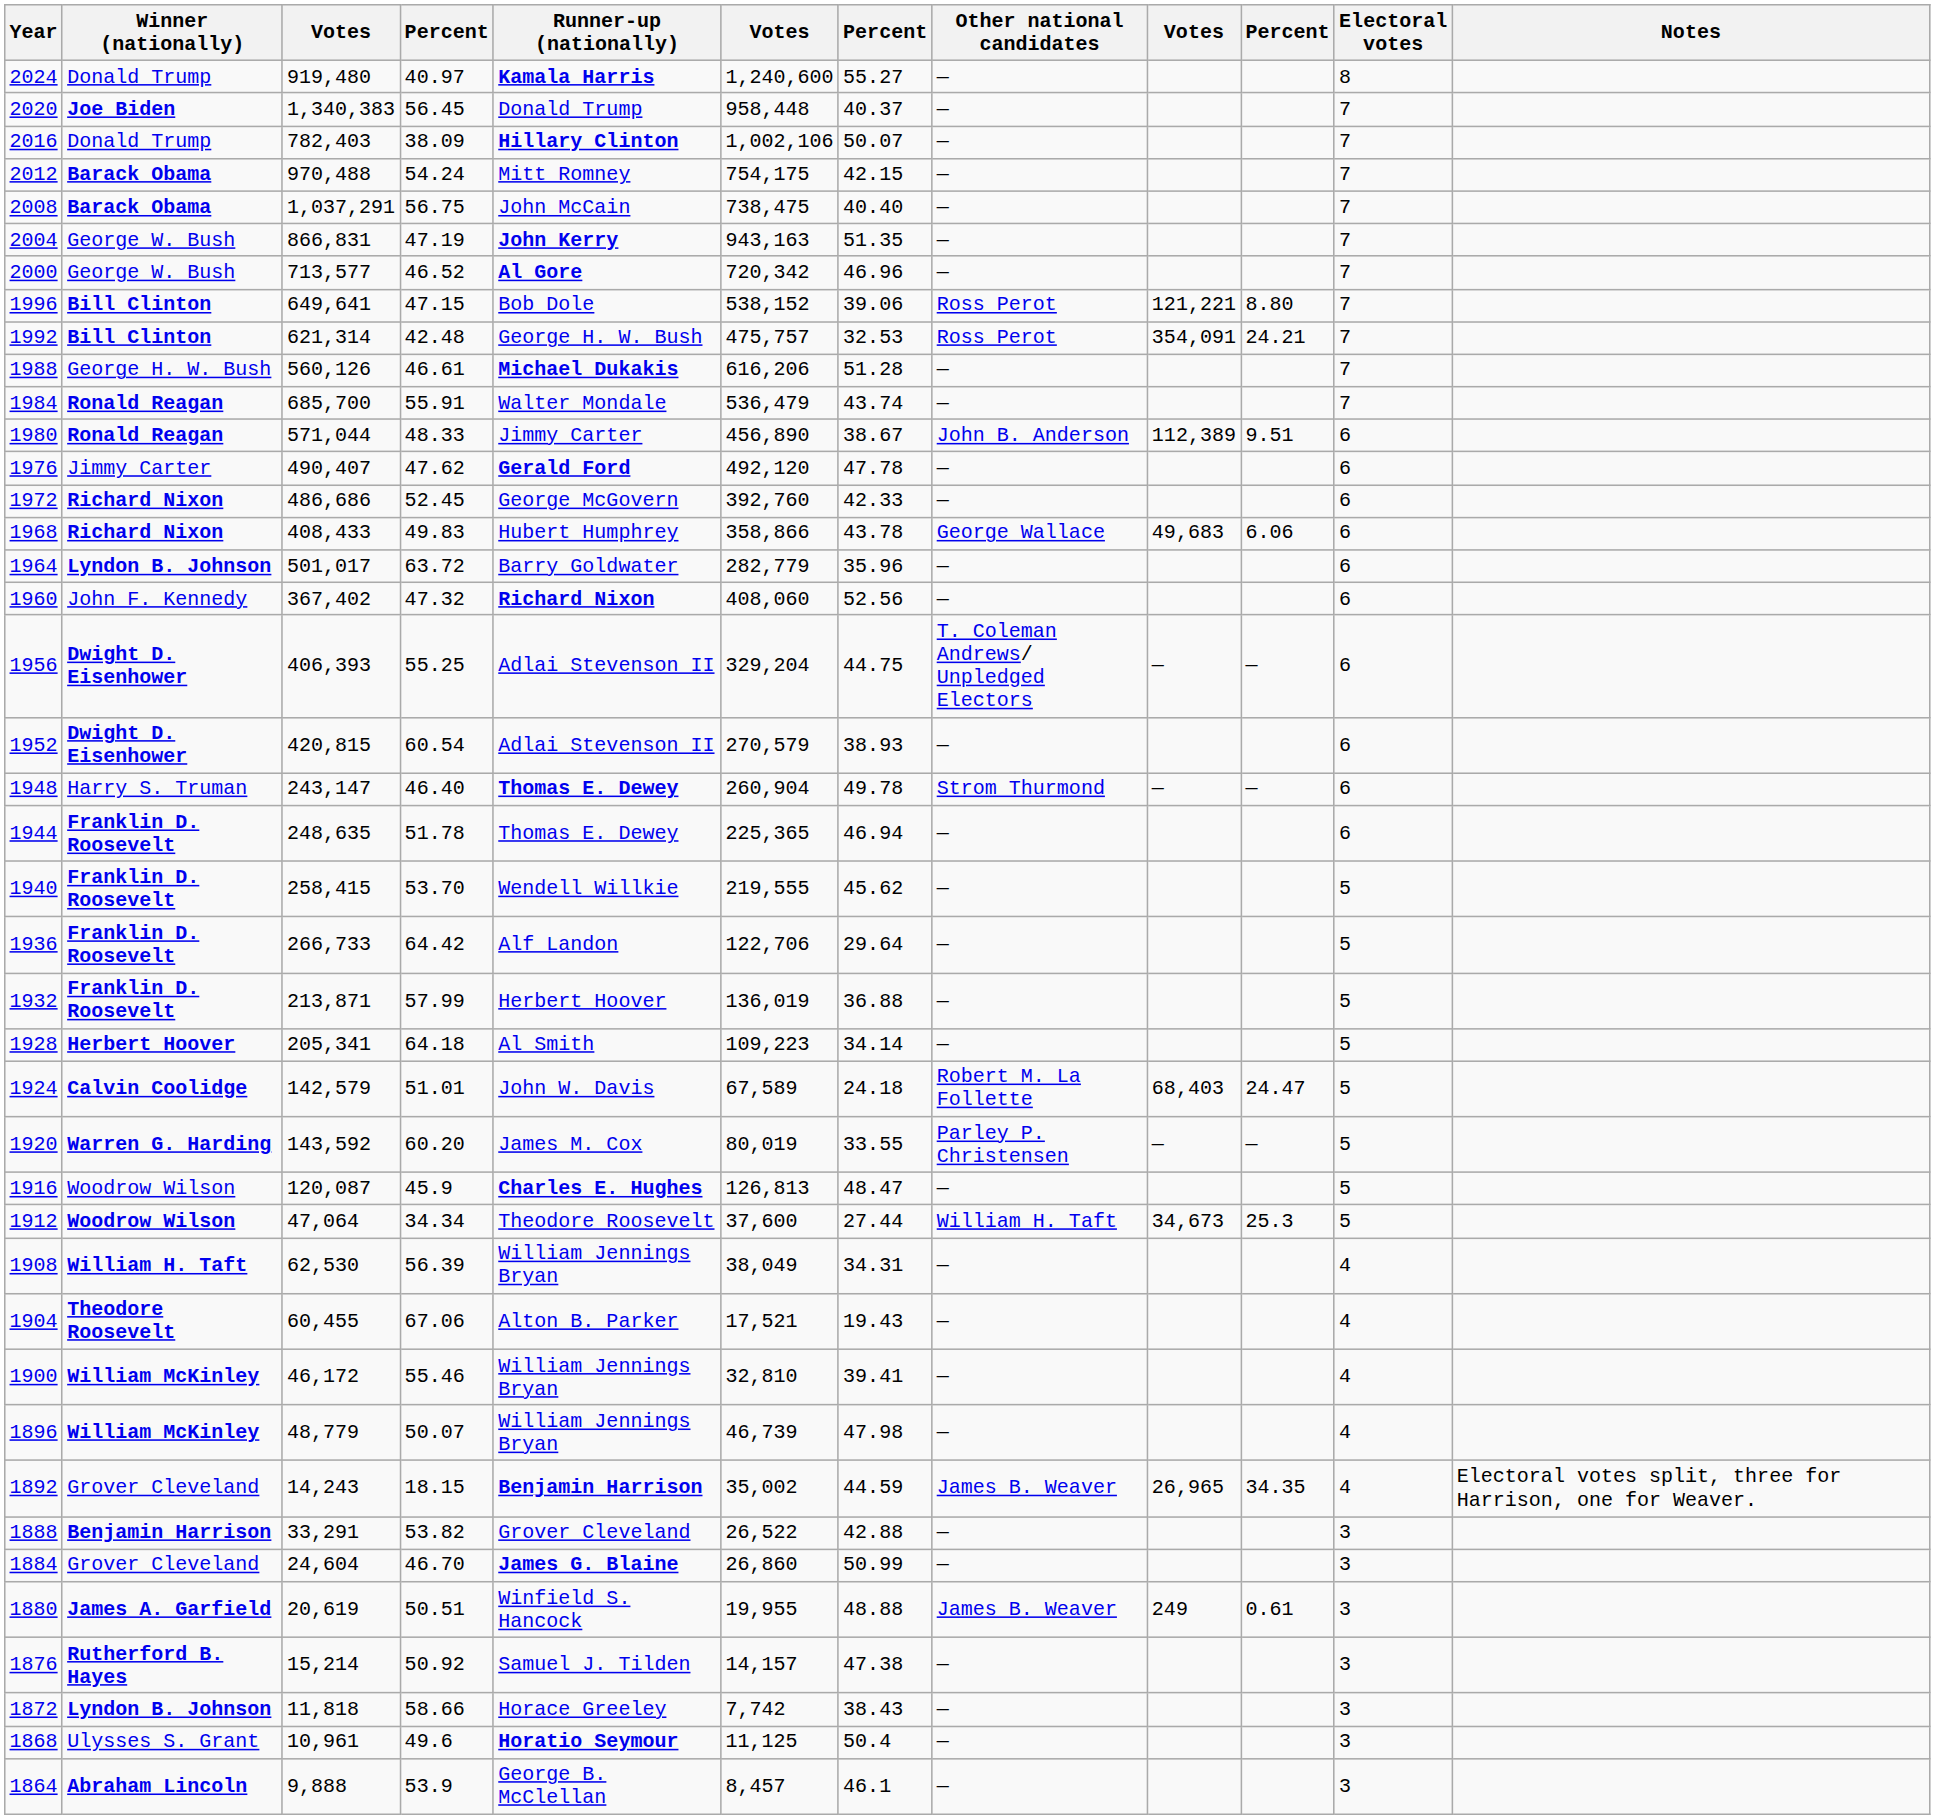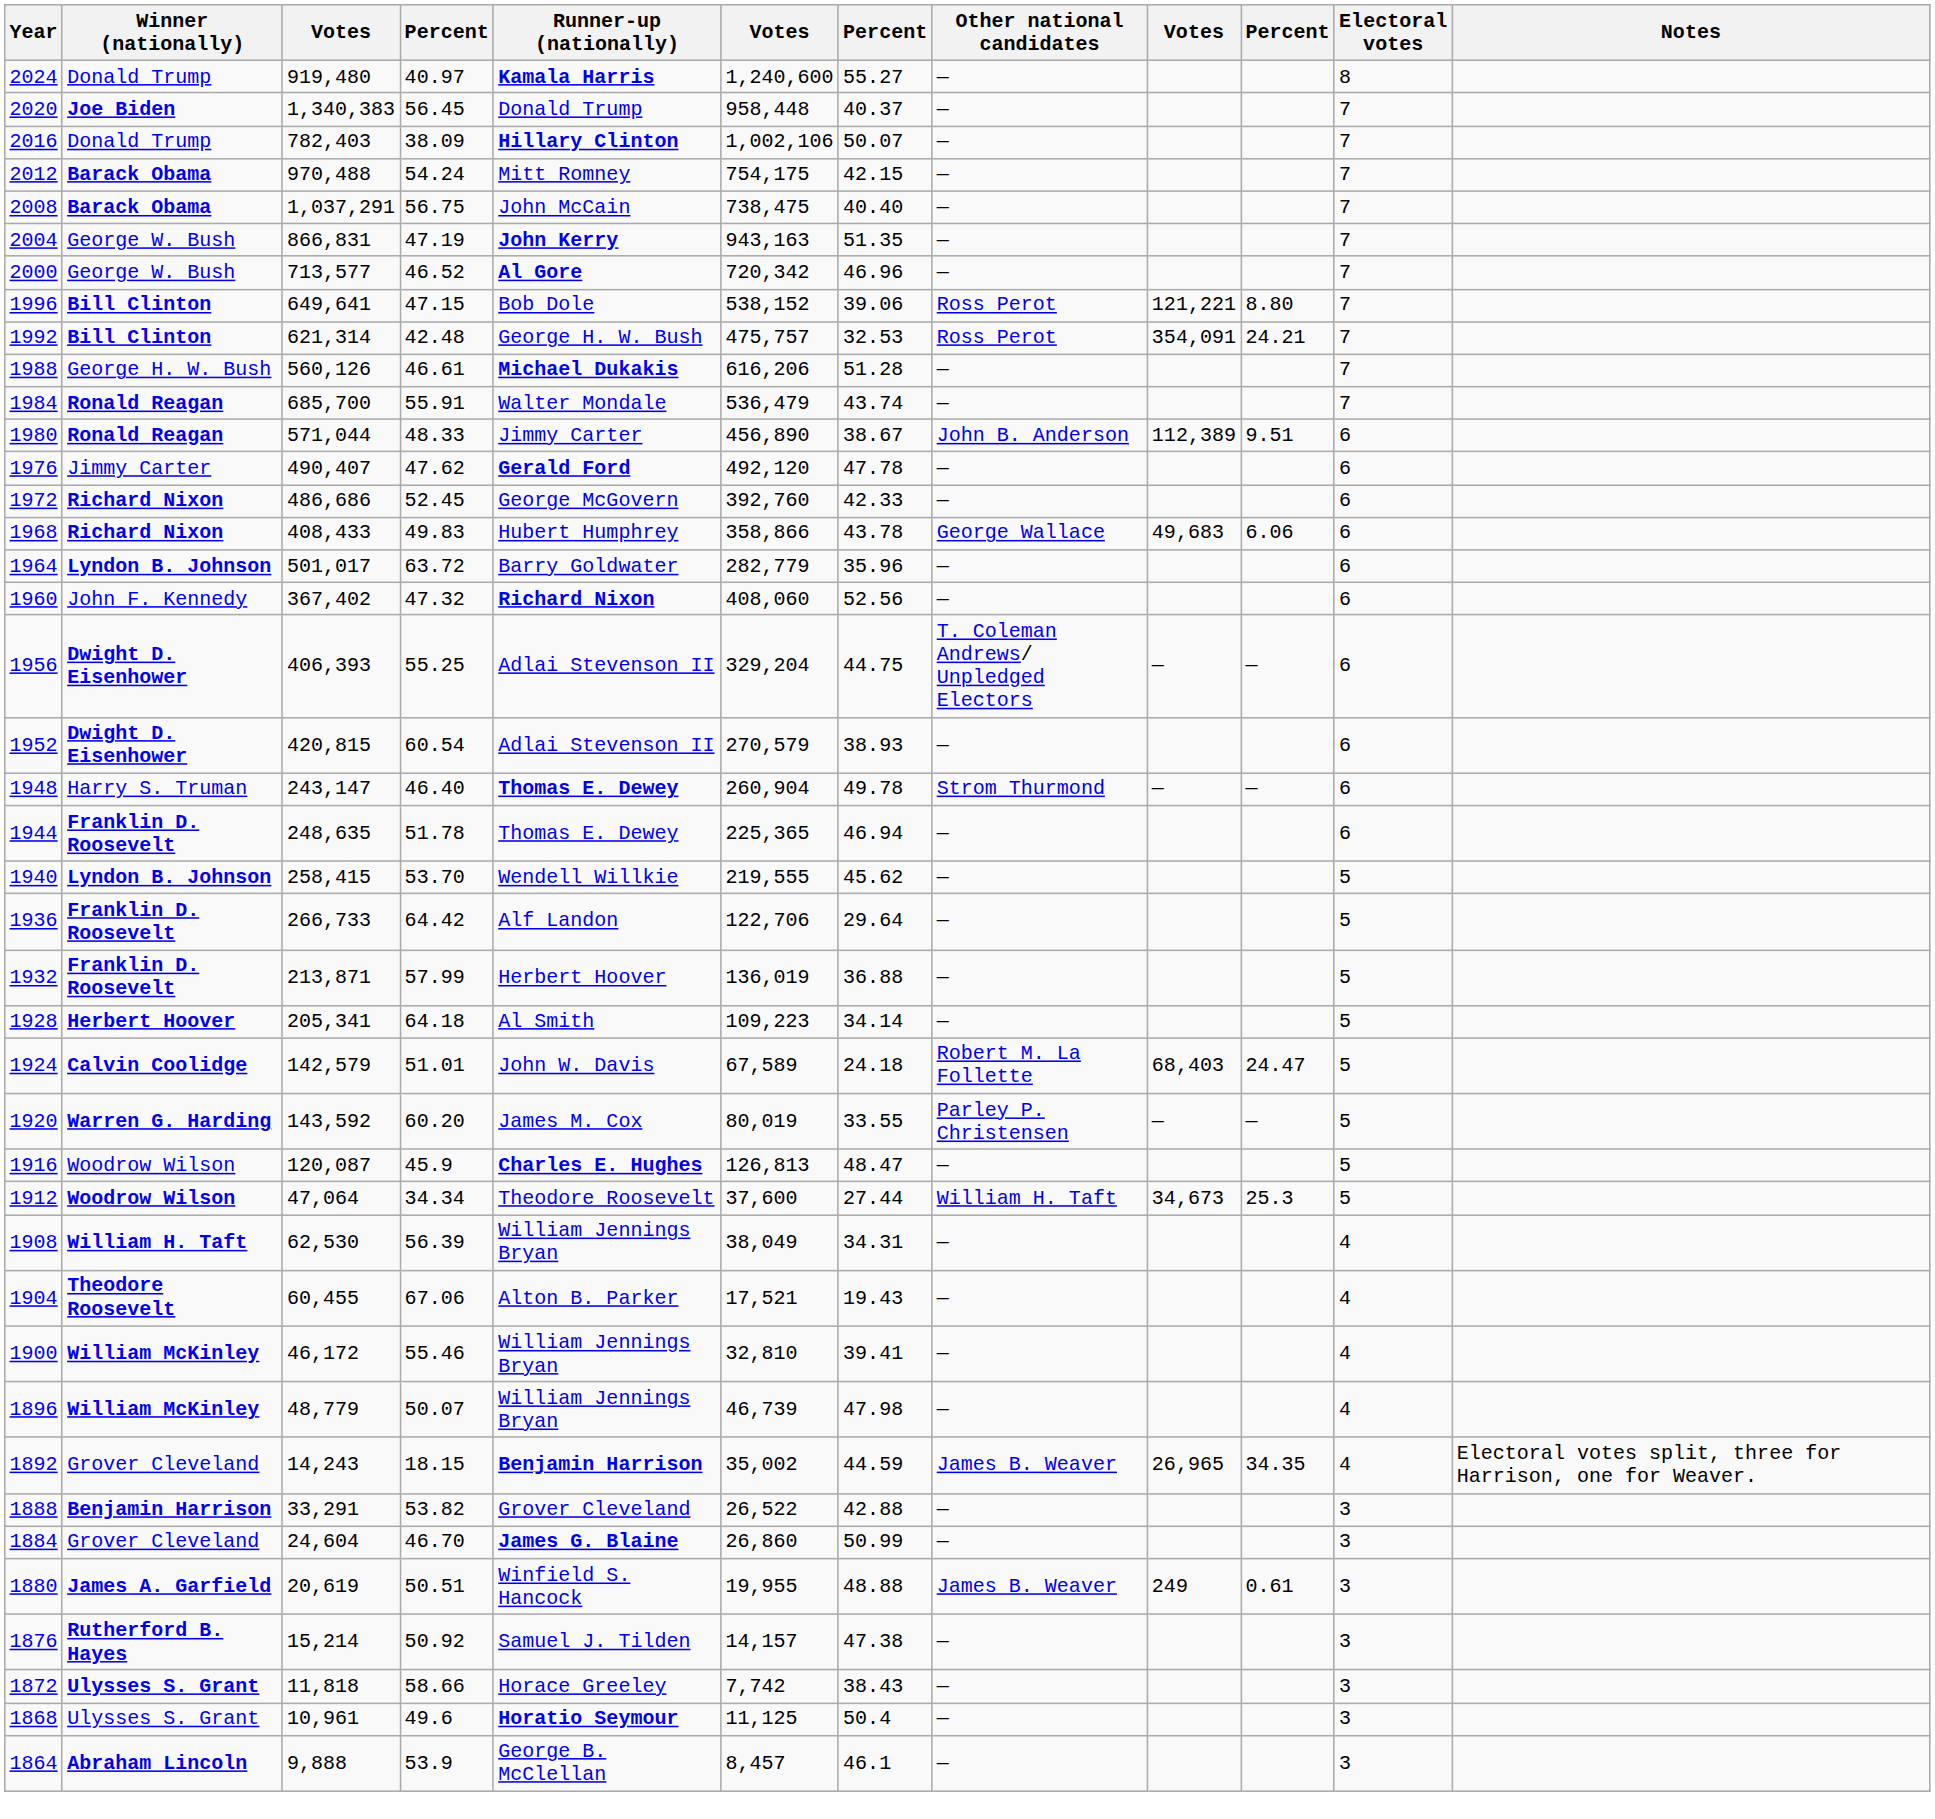(133, 889) Franklin D. Roosevelt -> (169, 878) Lyndon B. Johnson
(169, 1709) Lyndon B. Johnson -> (163, 1686) Ulysses S. Grant
